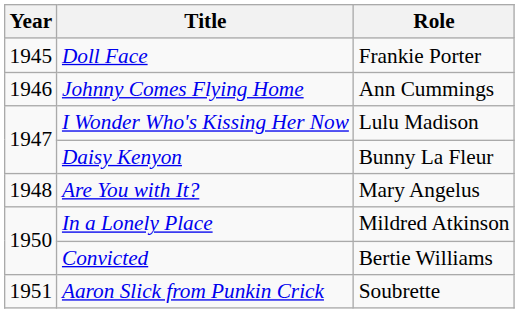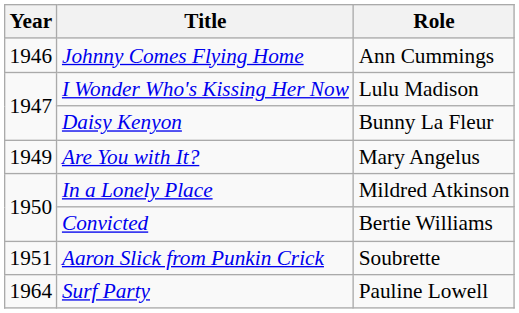- row: (105, 55)
(31, 190) 1948 -> (31, 156) 1949
+ row: (106, 291)
